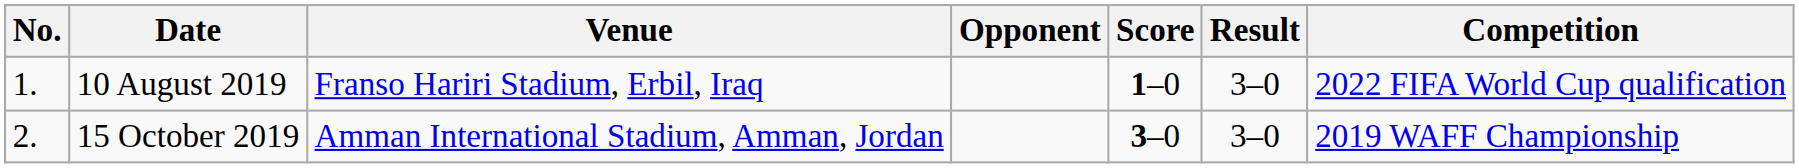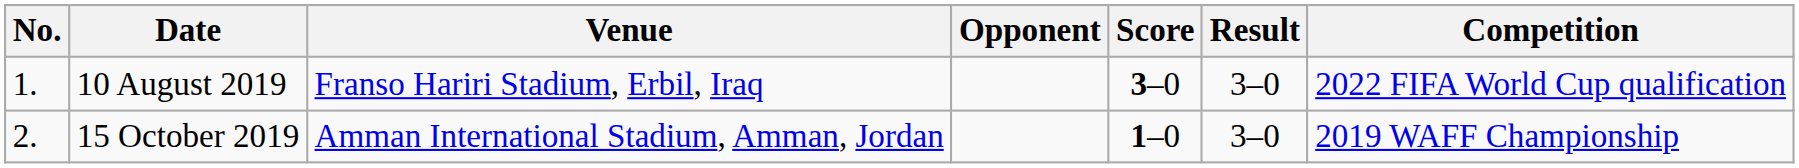(1155, 83) 1–0 -> (1155, 83) 3–0
(1155, 135) 3–0 -> (1155, 135) 1–0
